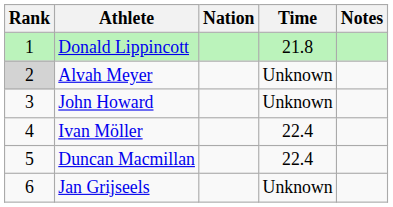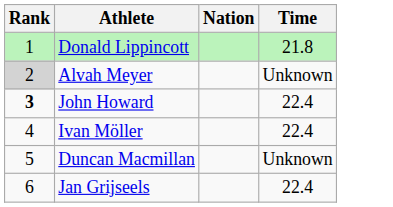- column: (362, 18)
(29, 103) normal -> (29, 103) bold
(298, 103) Unknown -> (298, 103) 22.4
(298, 159) 22.4 -> (298, 159) Unknown
(298, 187) Unknown -> (298, 187) 22.4
